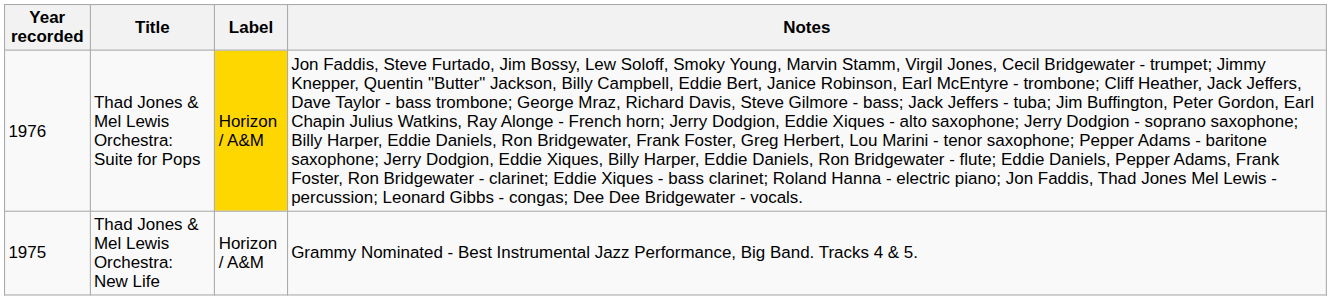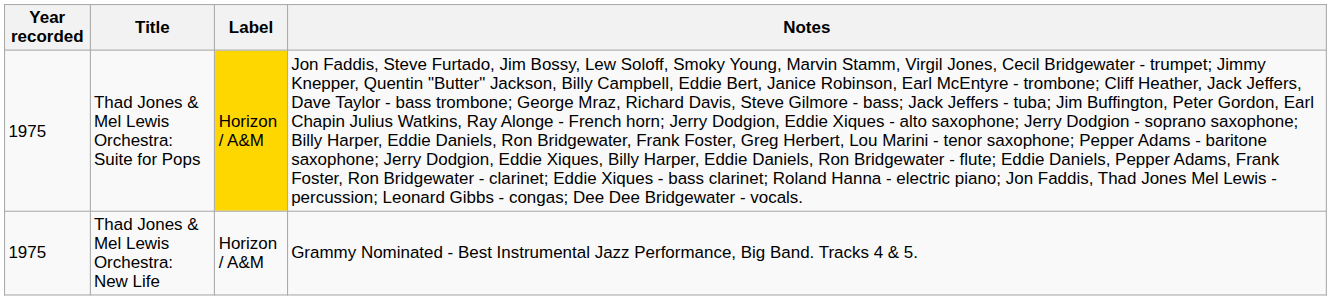(27, 130) 1976 -> (27, 130) 1975
